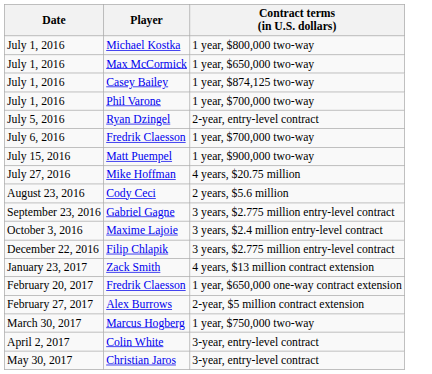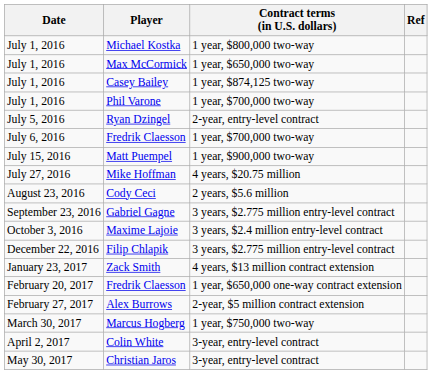+ column: (416, 20)
